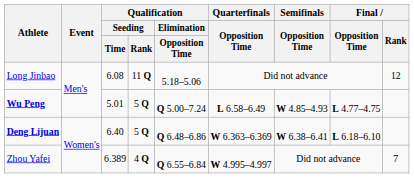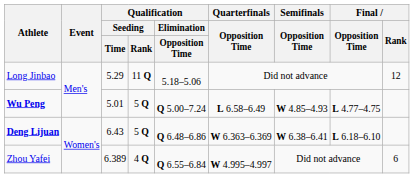(115, 76) 6.08 -> (115, 76) 5.29
(115, 131) 6.40 -> (115, 131) 6.43
(396, 159) 7 -> (396, 159) 6
